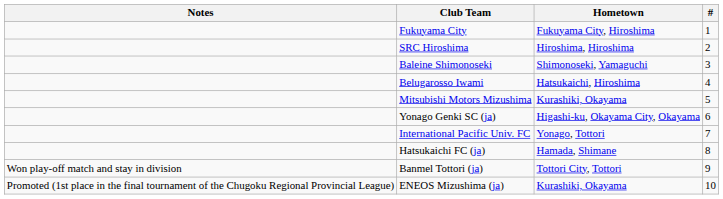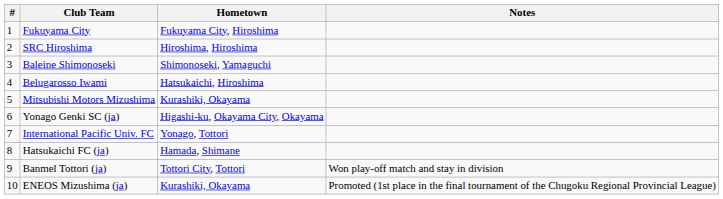columns swapped: (710, 13) <-> (201, 13)
